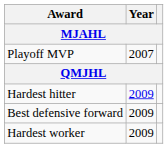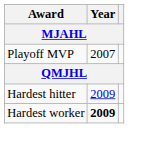- row: (65, 113)
(141, 133) normal -> (103, 113) bold
